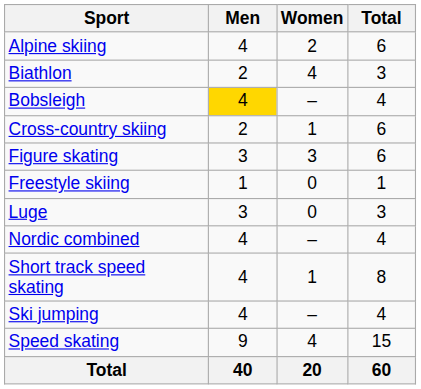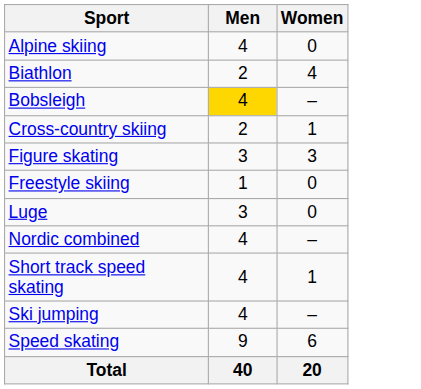- column: (381, 18)
(312, 45) 2 -> (312, 45) 0
(312, 342) 4 -> (312, 342) 6
